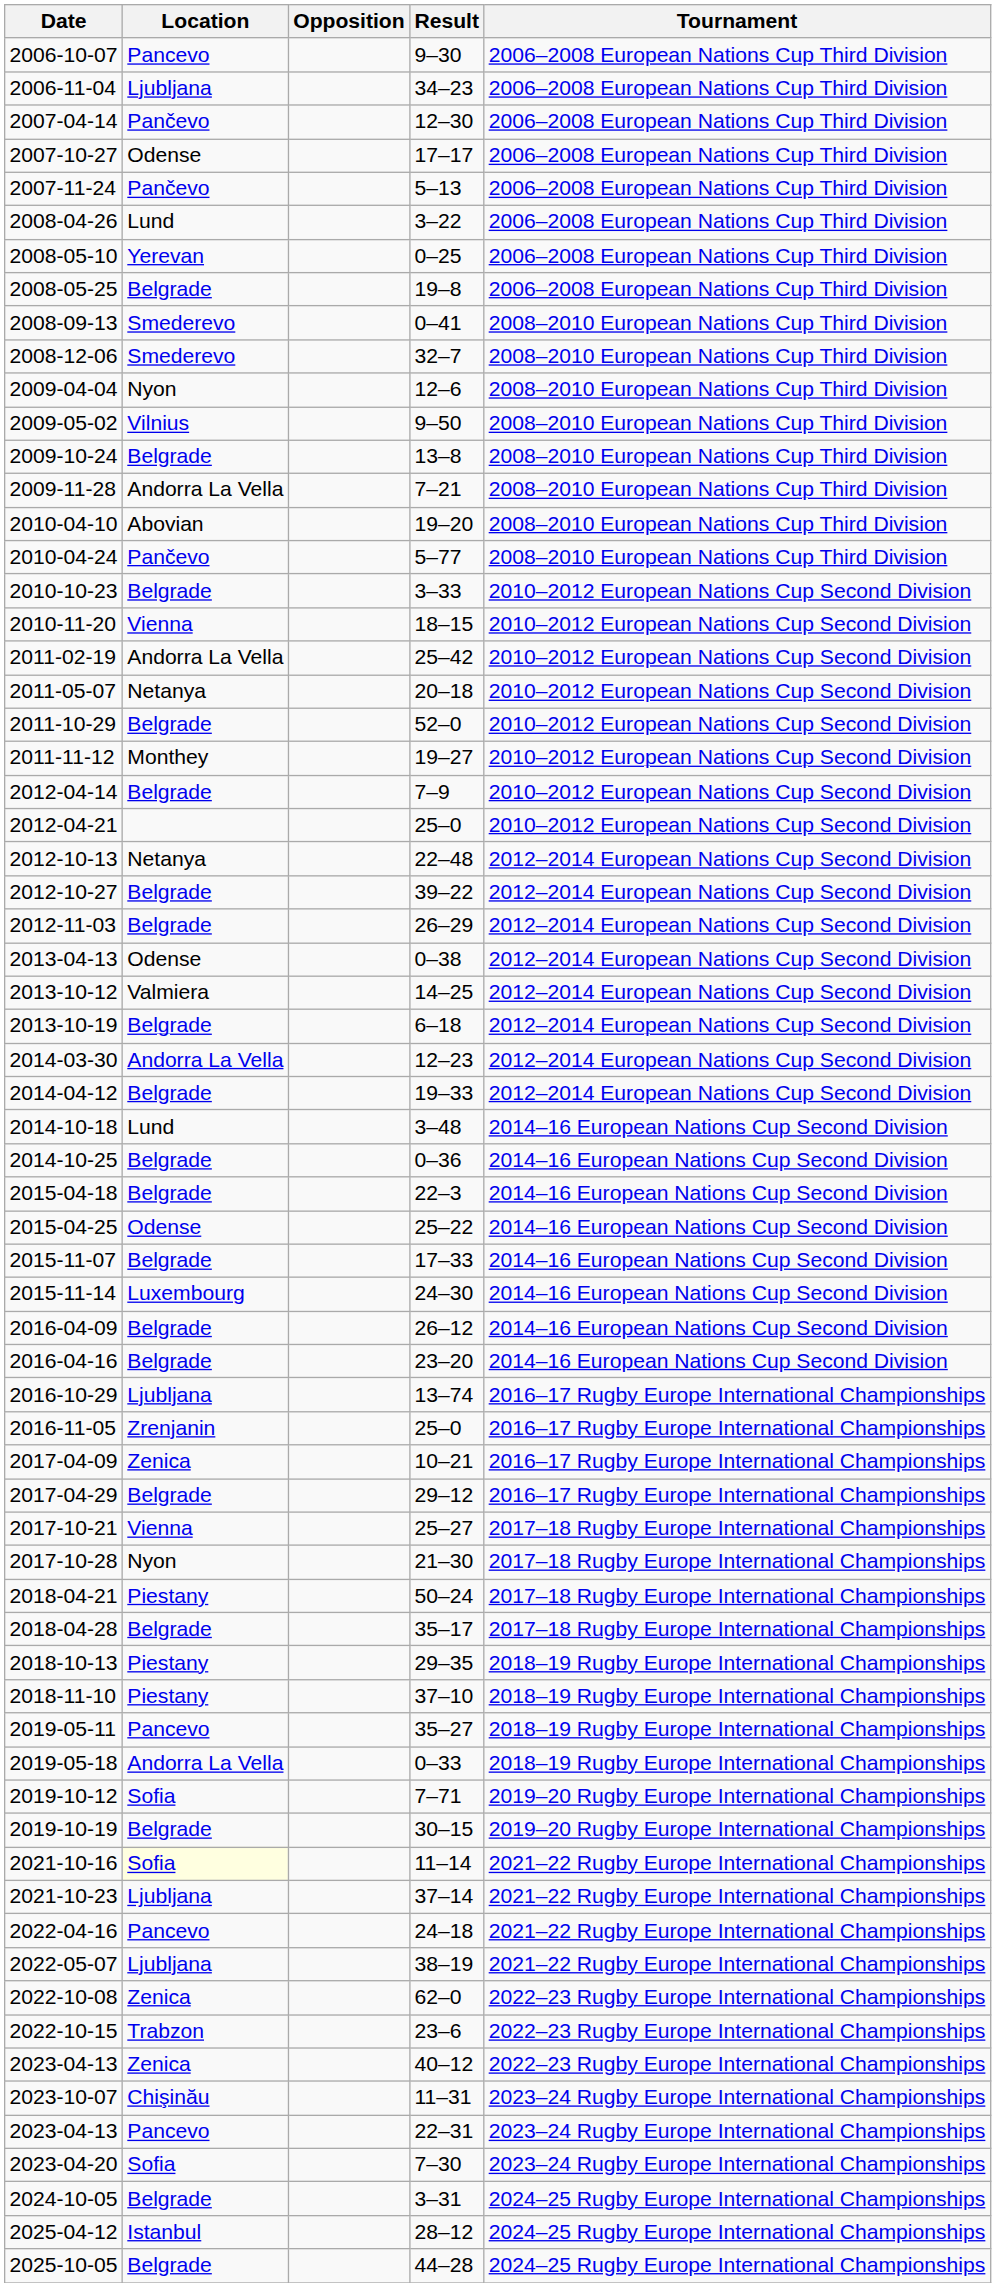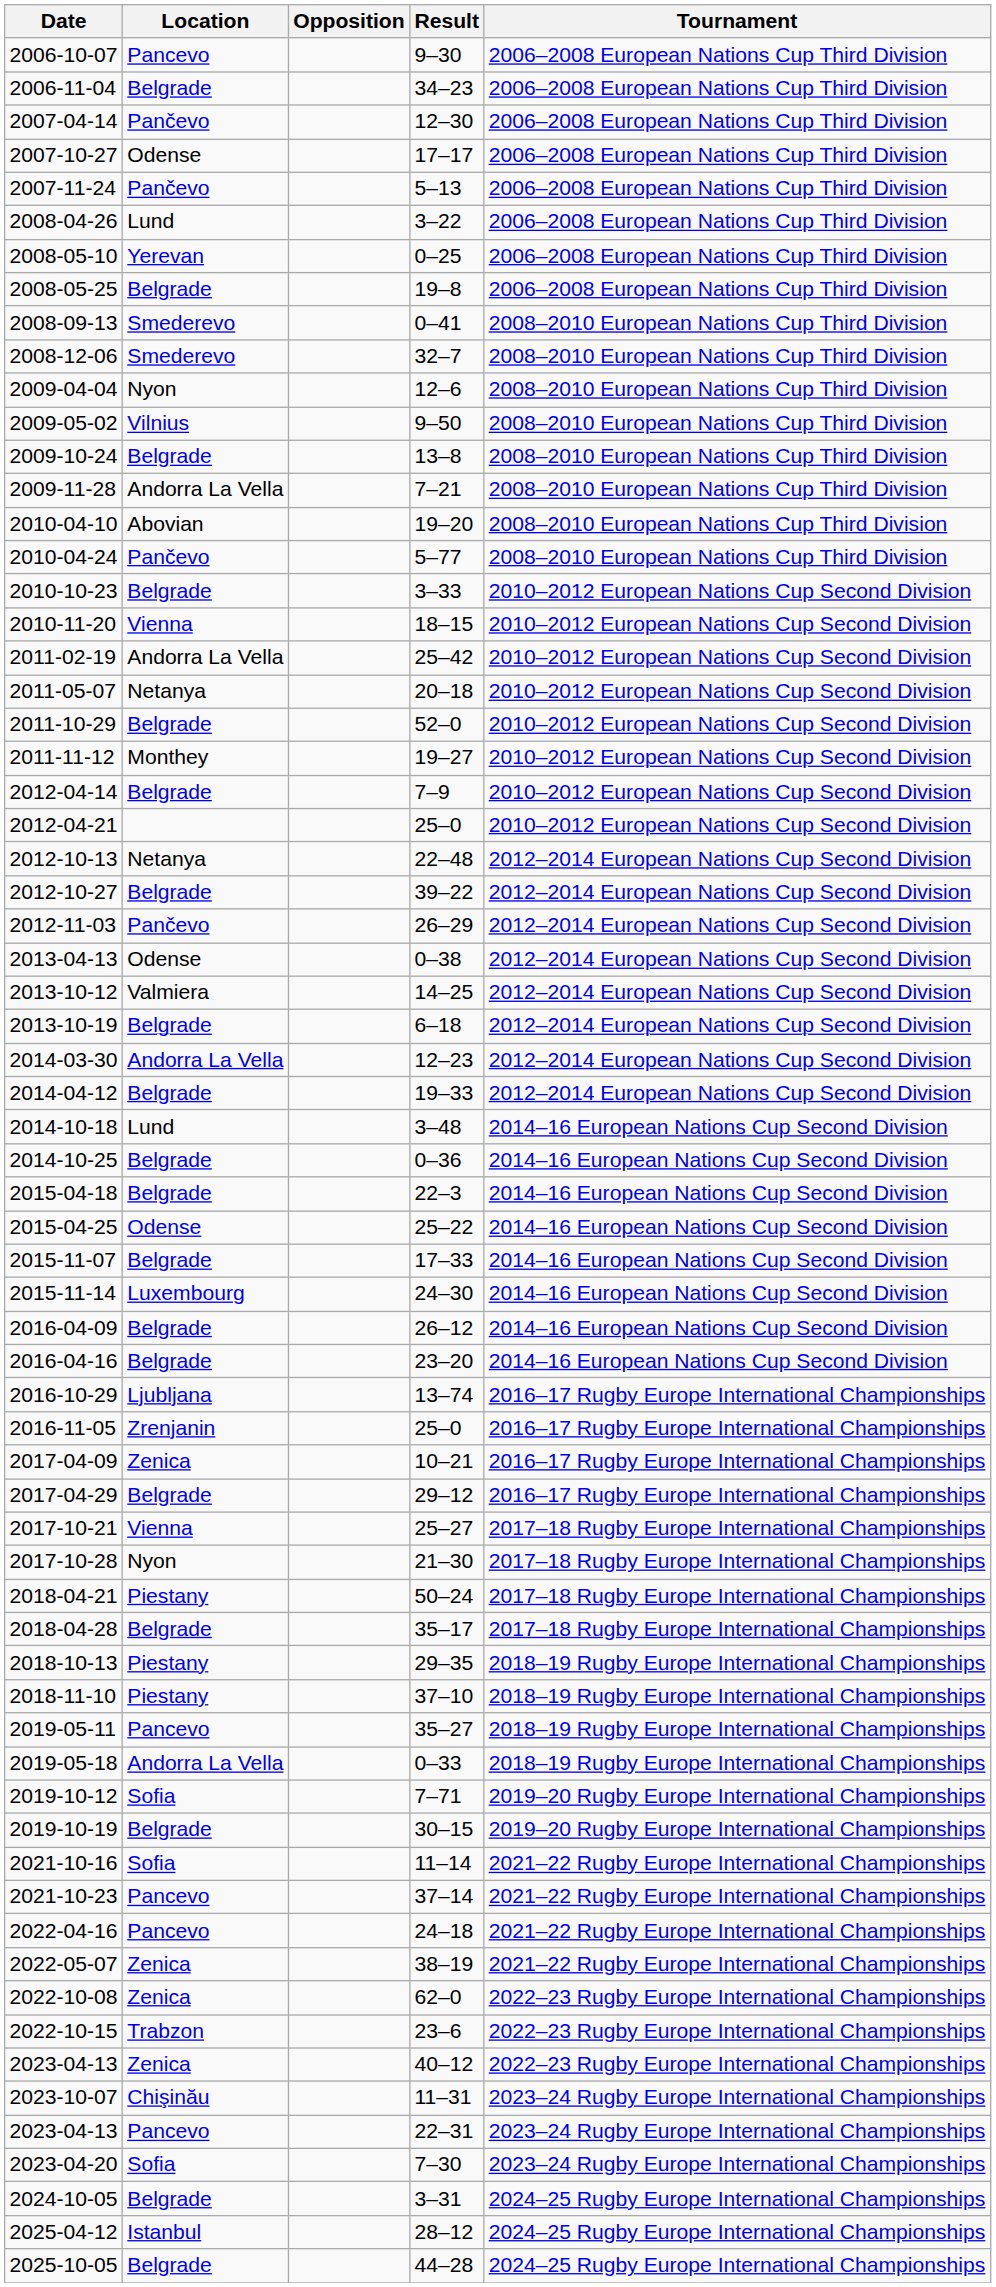(170, 88) Ljubljana -> (170, 88) Belgrade
(170, 925) Belgrade -> (168, 925) Pančevo
(151, 1863) lightyellow background -> (151, 1863) no background
(170, 1896) Ljubljana -> (168, 1896) Pancevo
(170, 1963) Ljubljana -> (159, 1963) Zenica
